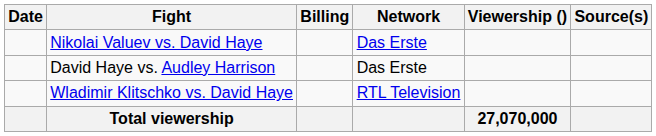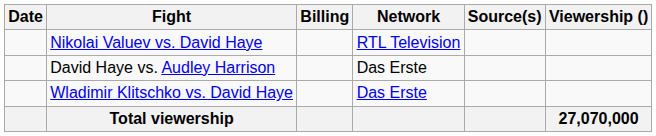columns swapped: (517, 17) <-> (611, 17)
(392, 42) Das Erste -> (409, 42) RTL Television
(409, 93) RTL Television -> (392, 93) Das Erste
